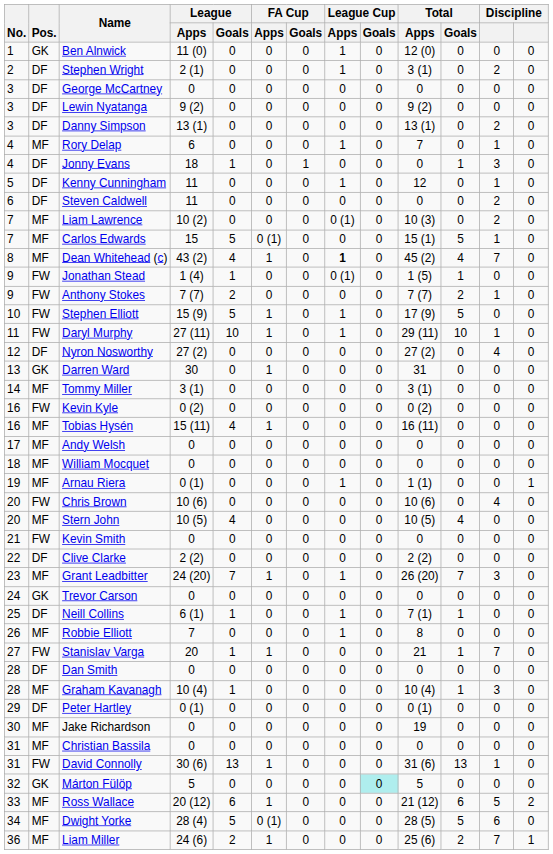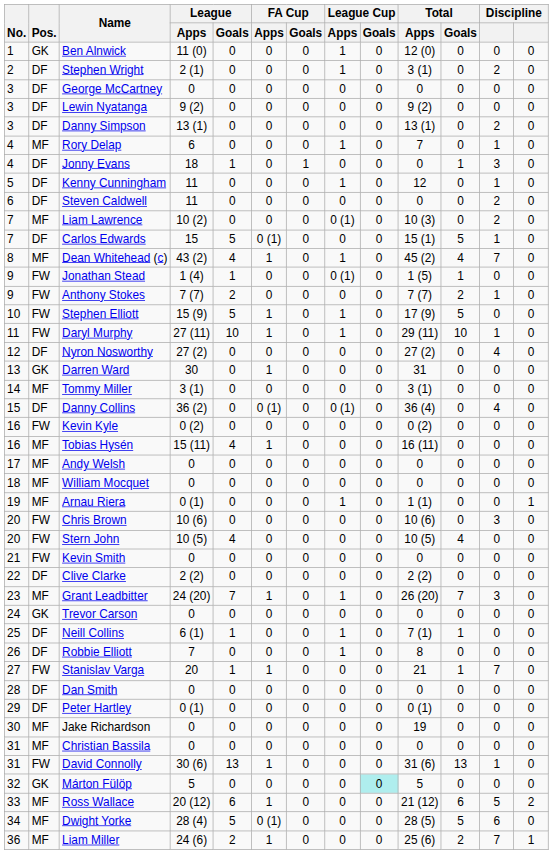(40, 239) MF -> (40, 239) DF
(342, 257) bold -> (342, 257) normal
+ row: (99, 408)
(497, 502) 4 -> (497, 520) 3
(40, 520) MF -> (41, 539) FW
(40, 633) MF -> (40, 652) DF
- row: (112, 689)
